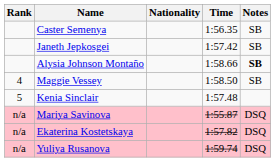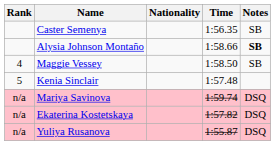- row: (73, 47)
(221, 115) 1:55.87 -> (221, 98) 1:59.74
(221, 149) 1:59.74 -> (221, 132) 1:55.87
